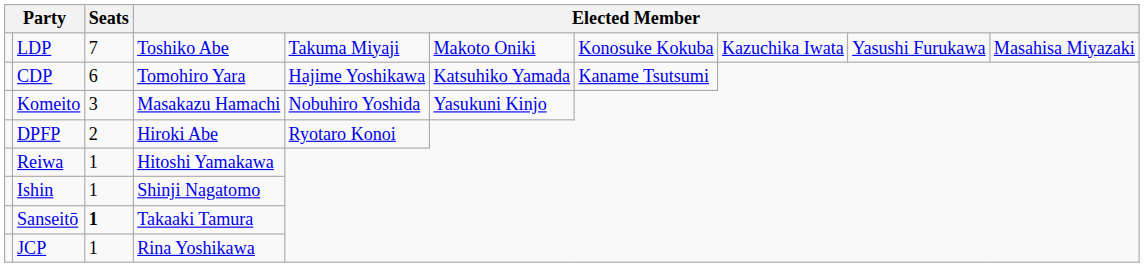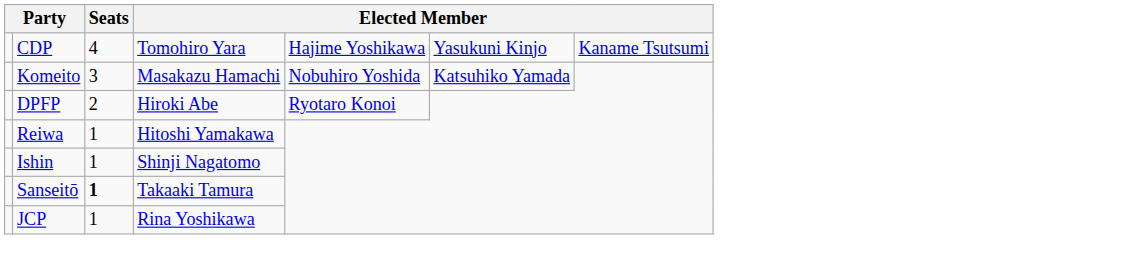- row: (34, 47)
(93, 76) 6 -> (93, 47) 4
(502, 76) Katsuhiko Yamada -> (490, 47) Yasukuni Kinjo
(490, 104) Yasukuni Kinjo -> (502, 76) Katsuhiko Yamada
